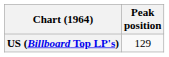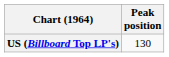(143, 43) 129 -> (143, 43) 130
